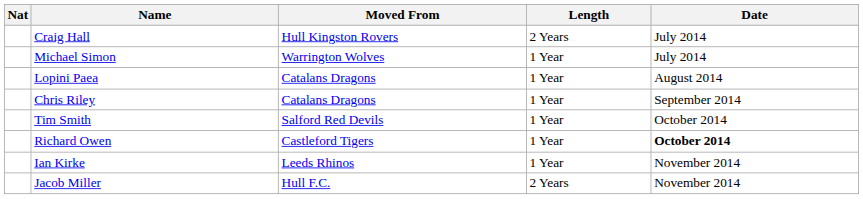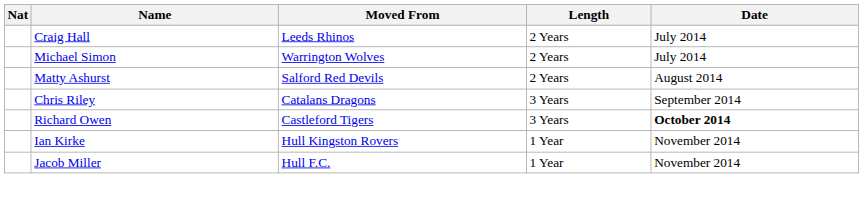(340, 36) Hull Kingston Rovers -> (318, 36) Leeds Rhinos
(547, 57) 1 Year -> (549, 57) 2 Years
+ row: (72, 78)
- row: (66, 78)
(547, 99) 1 Year -> (549, 99) 3 Years
- row: (63, 120)
(547, 141) 1 Year -> (549, 120) 3 Years
(318, 162) Leeds Rhinos -> (340, 141) Hull Kingston Rovers
(549, 183) 2 Years -> (547, 162) 1 Year
